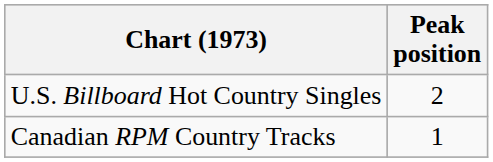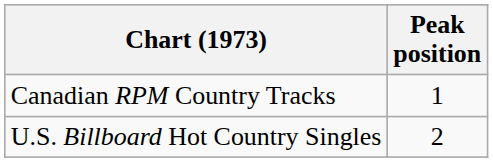rows swapped: (196, 95) <-> (173, 136)
